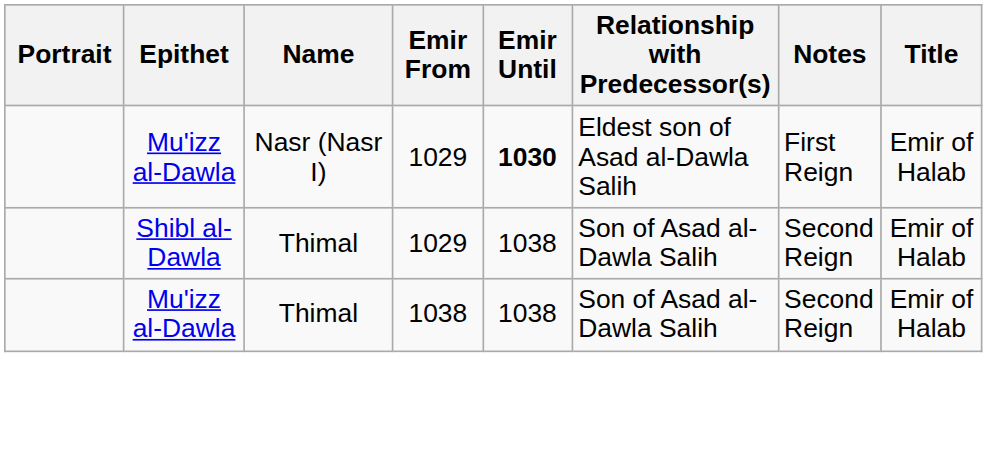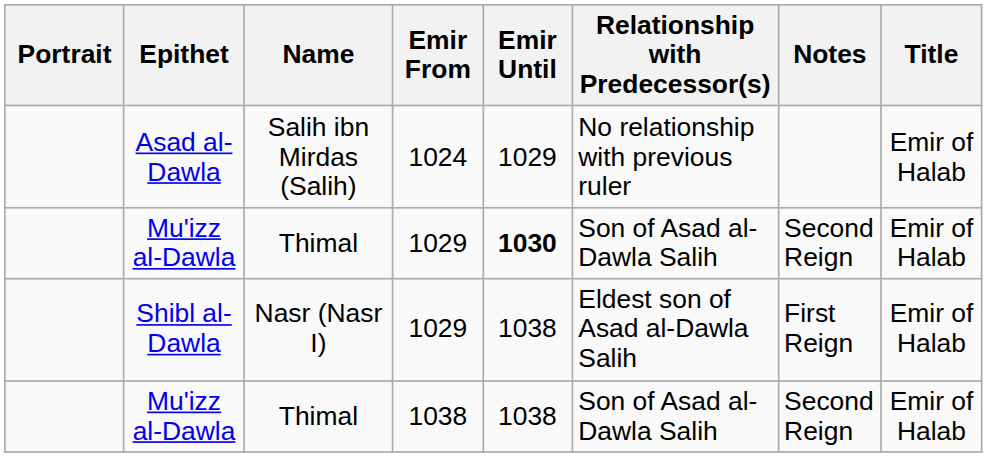+ row: (184, 156)
(318, 156) Nasr (Nasr I) -> (318, 242) Thimal
(663, 156) Eldest son of Asad al-Dawla Salih -> (668, 242) Son of Asad al-Dawla Salih
(819, 156) First Reign -> (829, 242) Second Reign
(318, 242) Thimal -> (318, 329) Nasr (Nasr I)
(668, 242) Son of Asad al-Dawla Salih -> (663, 329) Eldest son of Asad al-Dawla Salih
(829, 242) Second Reign -> (819, 329) First Reign
